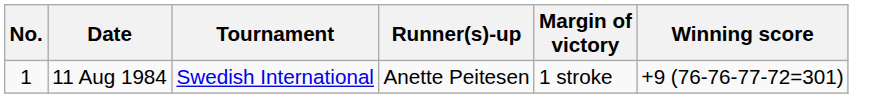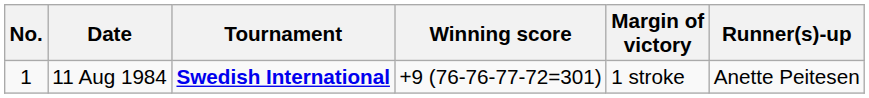columns swapped: (743, 33) <-> (456, 33)
(275, 77) normal -> (283, 77) bold
